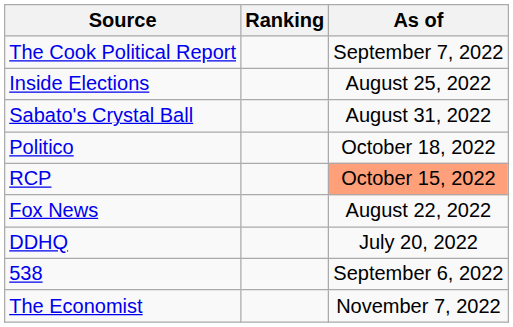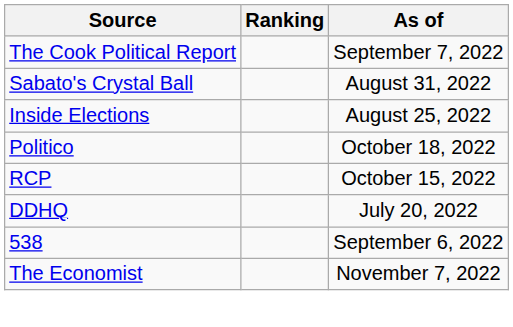rows swapped: (79, 83) <-> (101, 115)
(418, 178) lightsalmon background -> (418, 178) no background
- row: (54, 210)
